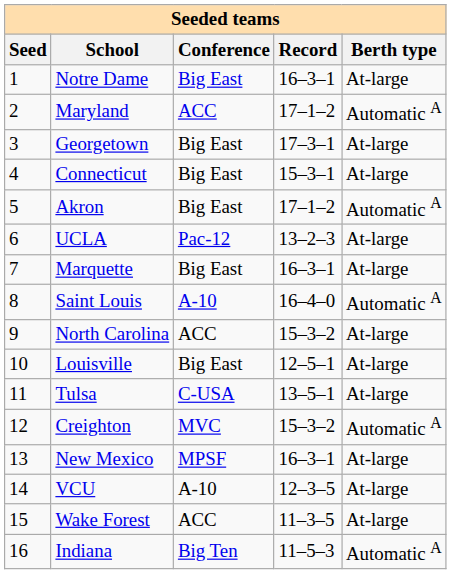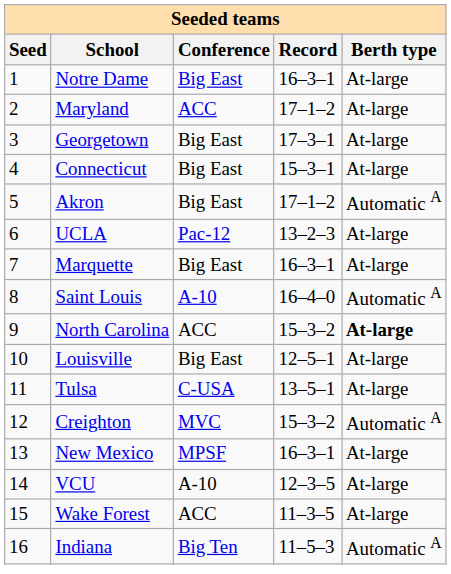(394, 111) Automatic A -> (377, 109) At-large
(377, 334) normal -> (379, 329) bold
